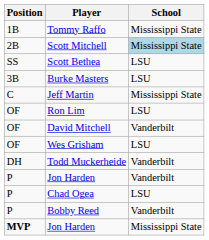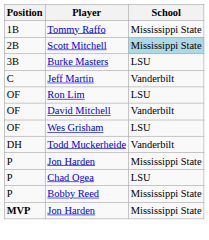- row: (13, 62)
(166, 95) Mississippi State -> (152, 78) Vanderbilt
(152, 177) Vanderbilt -> (166, 161) Mississippi State
(152, 210) Vanderbilt -> (166, 194) Mississippi State
